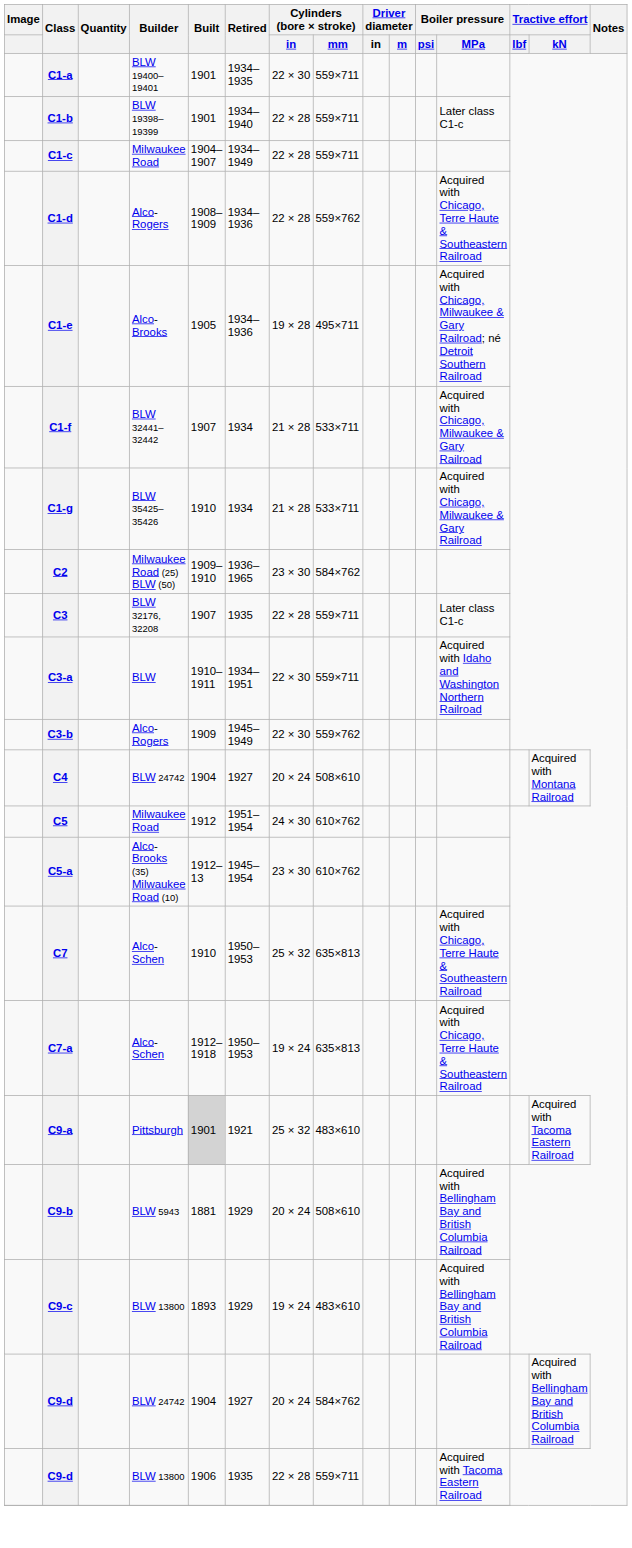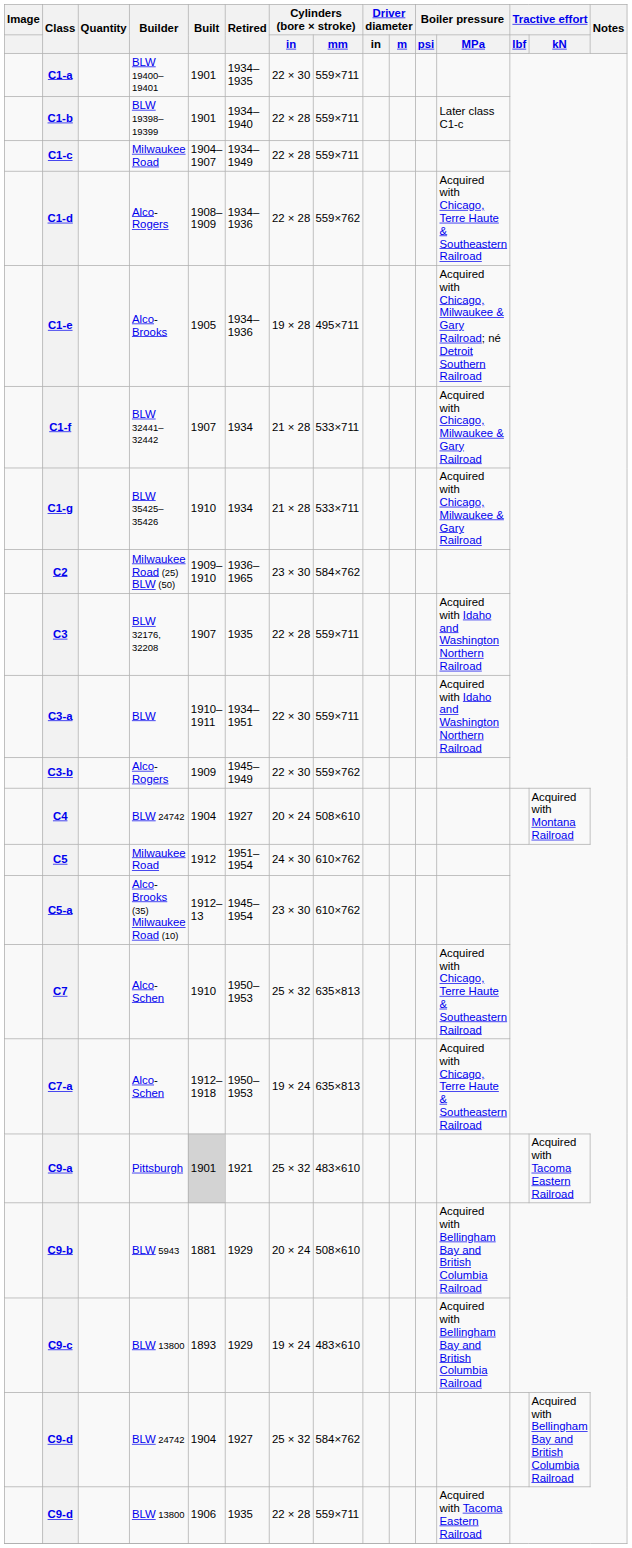(467, 615) Later class C1-c -> (469, 634) Acquired with Idaho and Washington Northern Railroad
(291, 1401) 20 × 24 -> (291, 1439) 25 × 32
